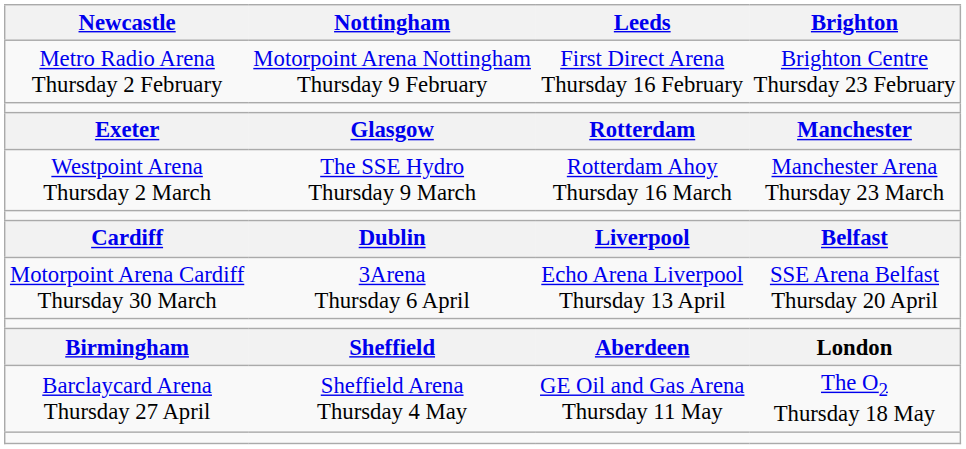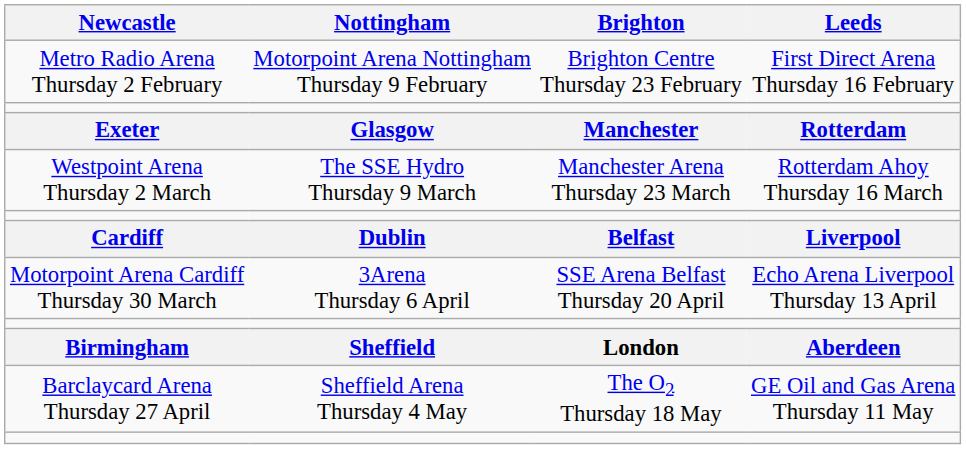columns swapped: (642, 22) <-> (854, 22)
